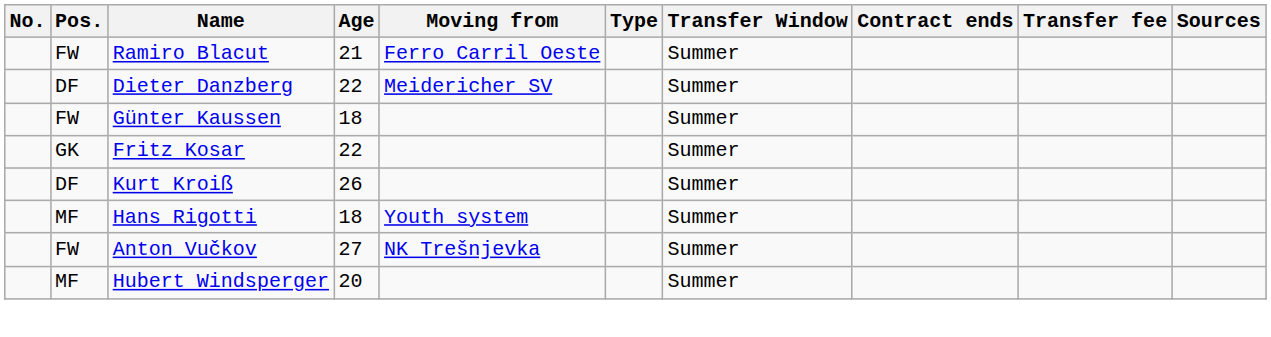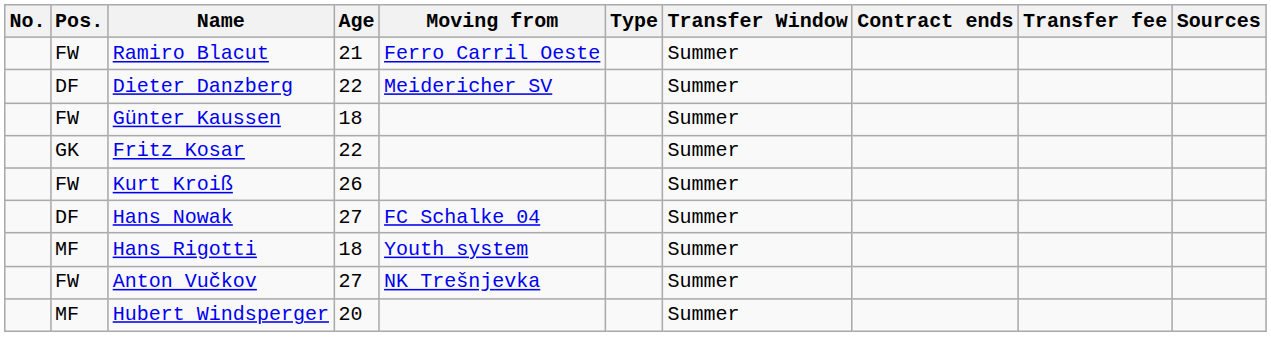(67, 184) DF -> (67, 184) FW
+ row: (173, 217)
